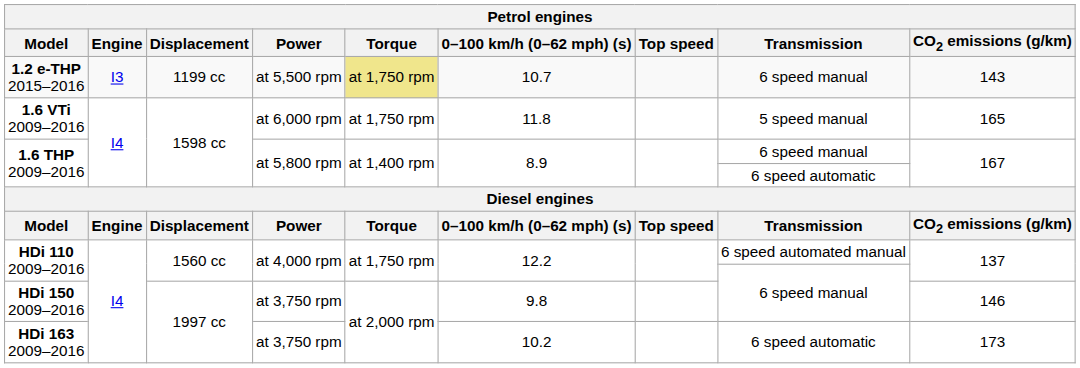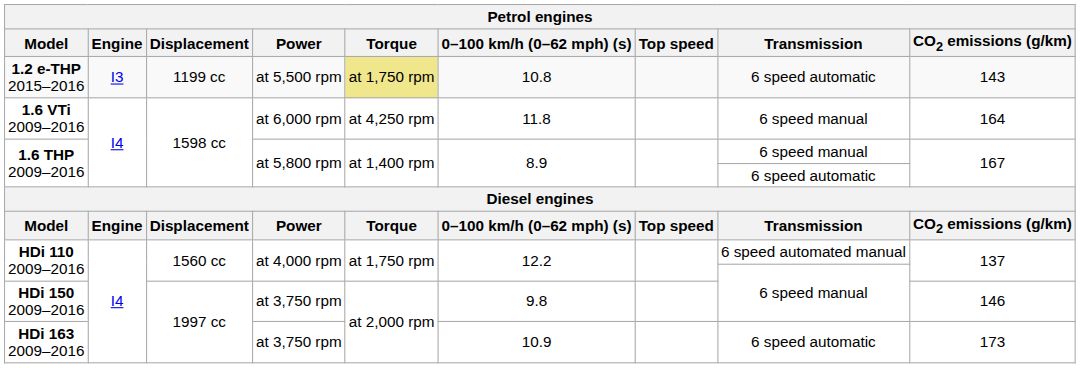(537, 78) 10.7 -> (537, 78) 10.8
(813, 78) 6 speed manual -> (813, 78) 6 speed automatic
(392, 119) at 1,750 rpm -> (392, 119) at 4,250 rpm
(813, 119) 5 speed manual -> (813, 119) 6 speed manual
(992, 119) 165 -> (992, 119) 164
(537, 343) 10.2 -> (537, 343) 10.9
